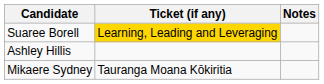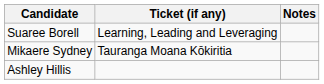(188, 33) gold background -> (188, 33) no background
rows swapped: (39, 51) <-> (50, 70)
